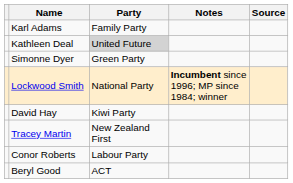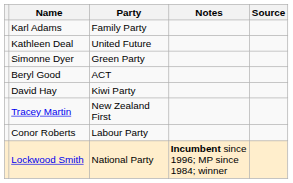(121, 44) lightgrey background -> (121, 44) no background
rows swapped: (36, 171) <-> (47, 86)
